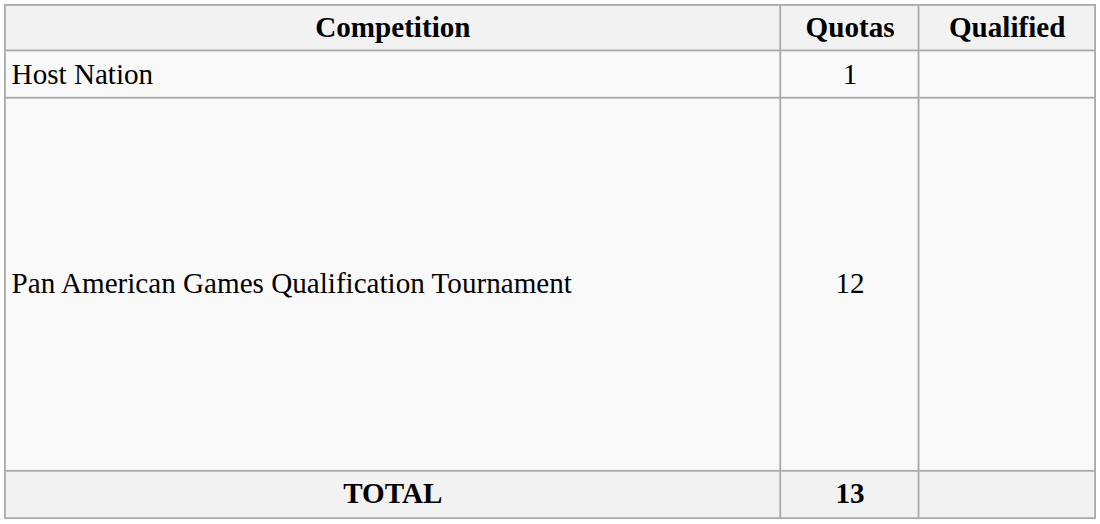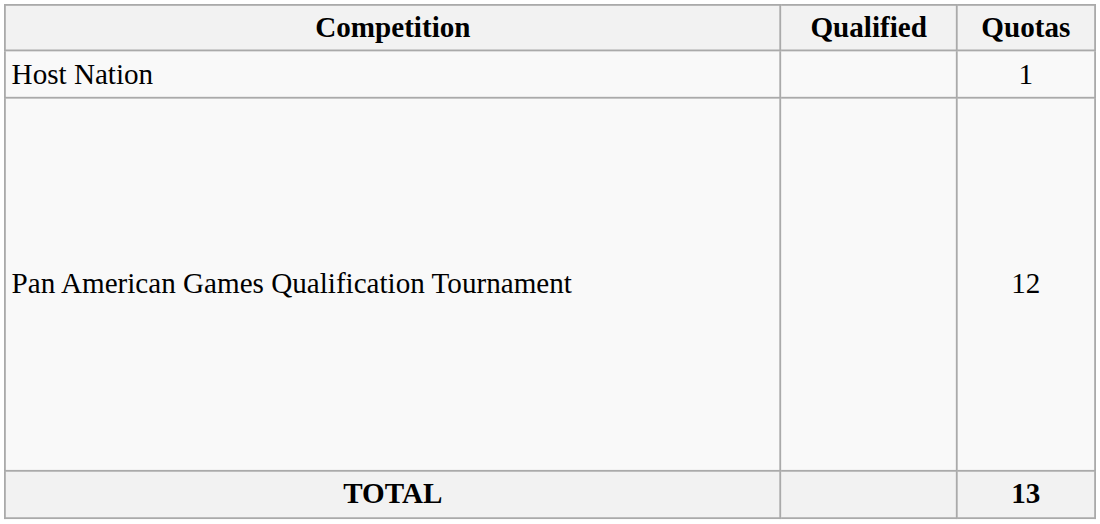columns swapped: (850, 27) <-> (1007, 27)
